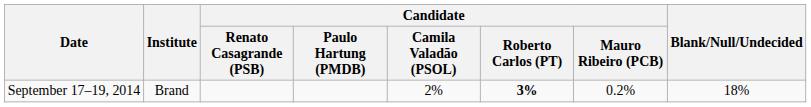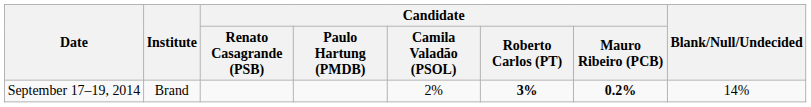(621, 91) normal -> (621, 91) bold
(737, 91) 18% -> (737, 91) 14%
